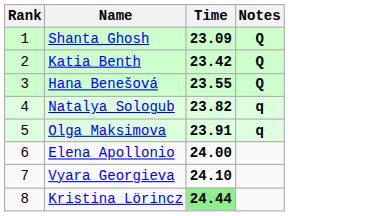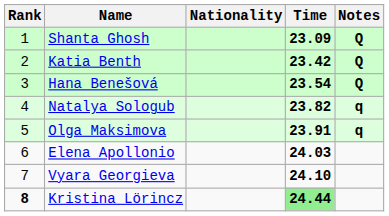+ column: (236, 16)
(211, 85) 23.55 -> (310, 85) 23.54
(211, 153) 24.00 -> (310, 153) 24.03
(25, 199) normal -> (25, 199) bold
